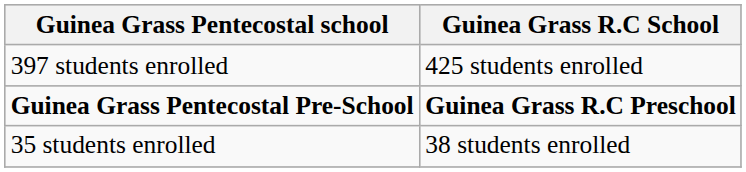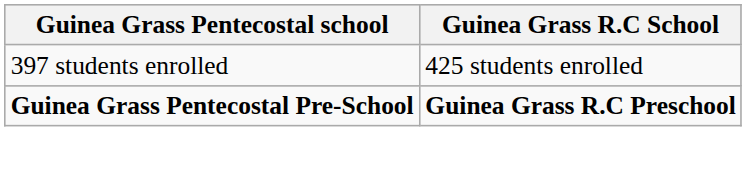- row: (113, 145)
